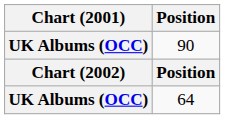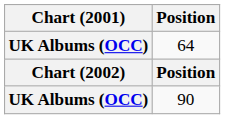rows swapped: (186, 99) <-> (186, 45)
